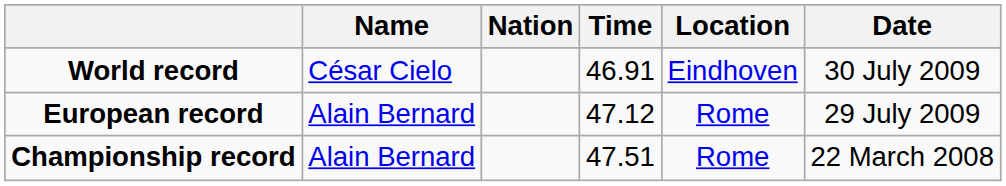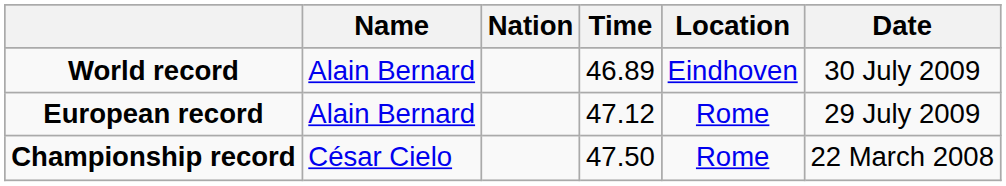(380, 69) César Cielo -> (392, 69) Alain Bernard
(620, 69) 46.91 -> (620, 69) 46.89
(392, 157) Alain Bernard -> (380, 157) César Cielo
(620, 157) 47.51 -> (620, 157) 47.50
